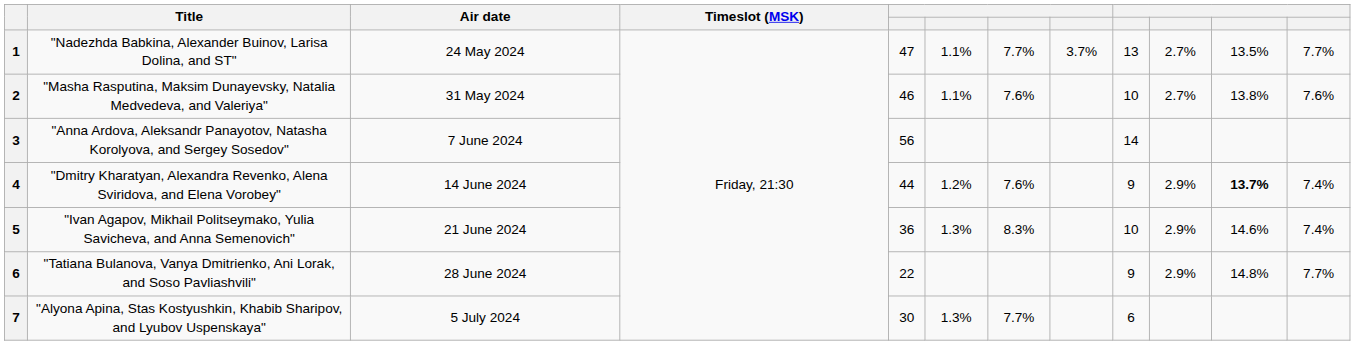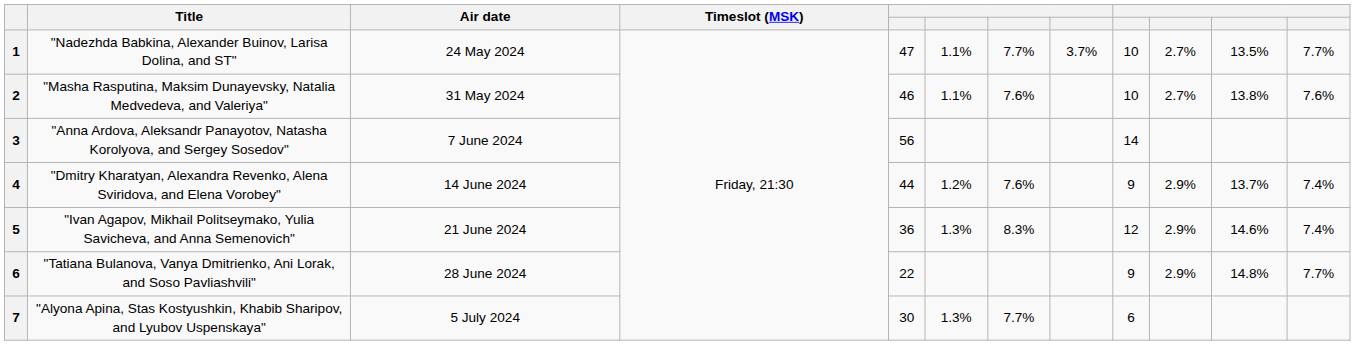(1131, 51) 13 -> (1131, 51) 10
(1249, 184) bold -> (1249, 184) normal
(1131, 229) 10 -> (1131, 229) 12
